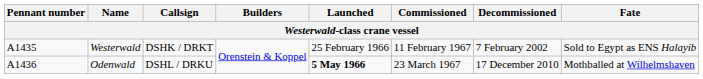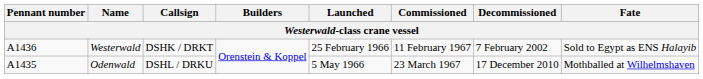(22, 47) A1435 -> (22, 47) A1436
(22, 64) A1436 -> (22, 64) A1435
(338, 64) bold -> (338, 64) normal
